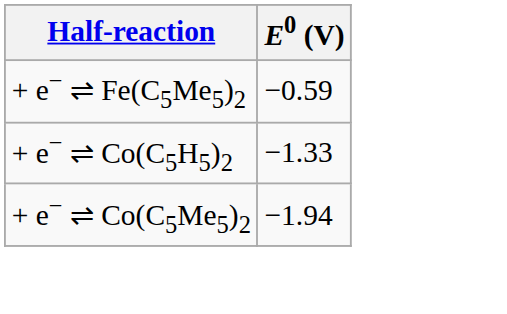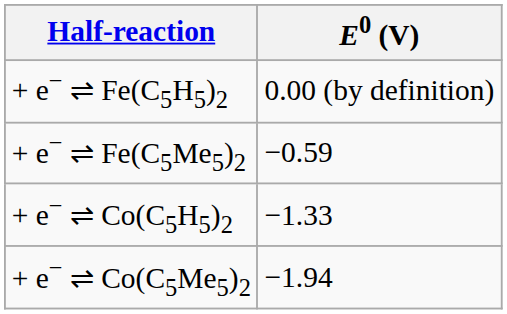+ row: (120, 90)
